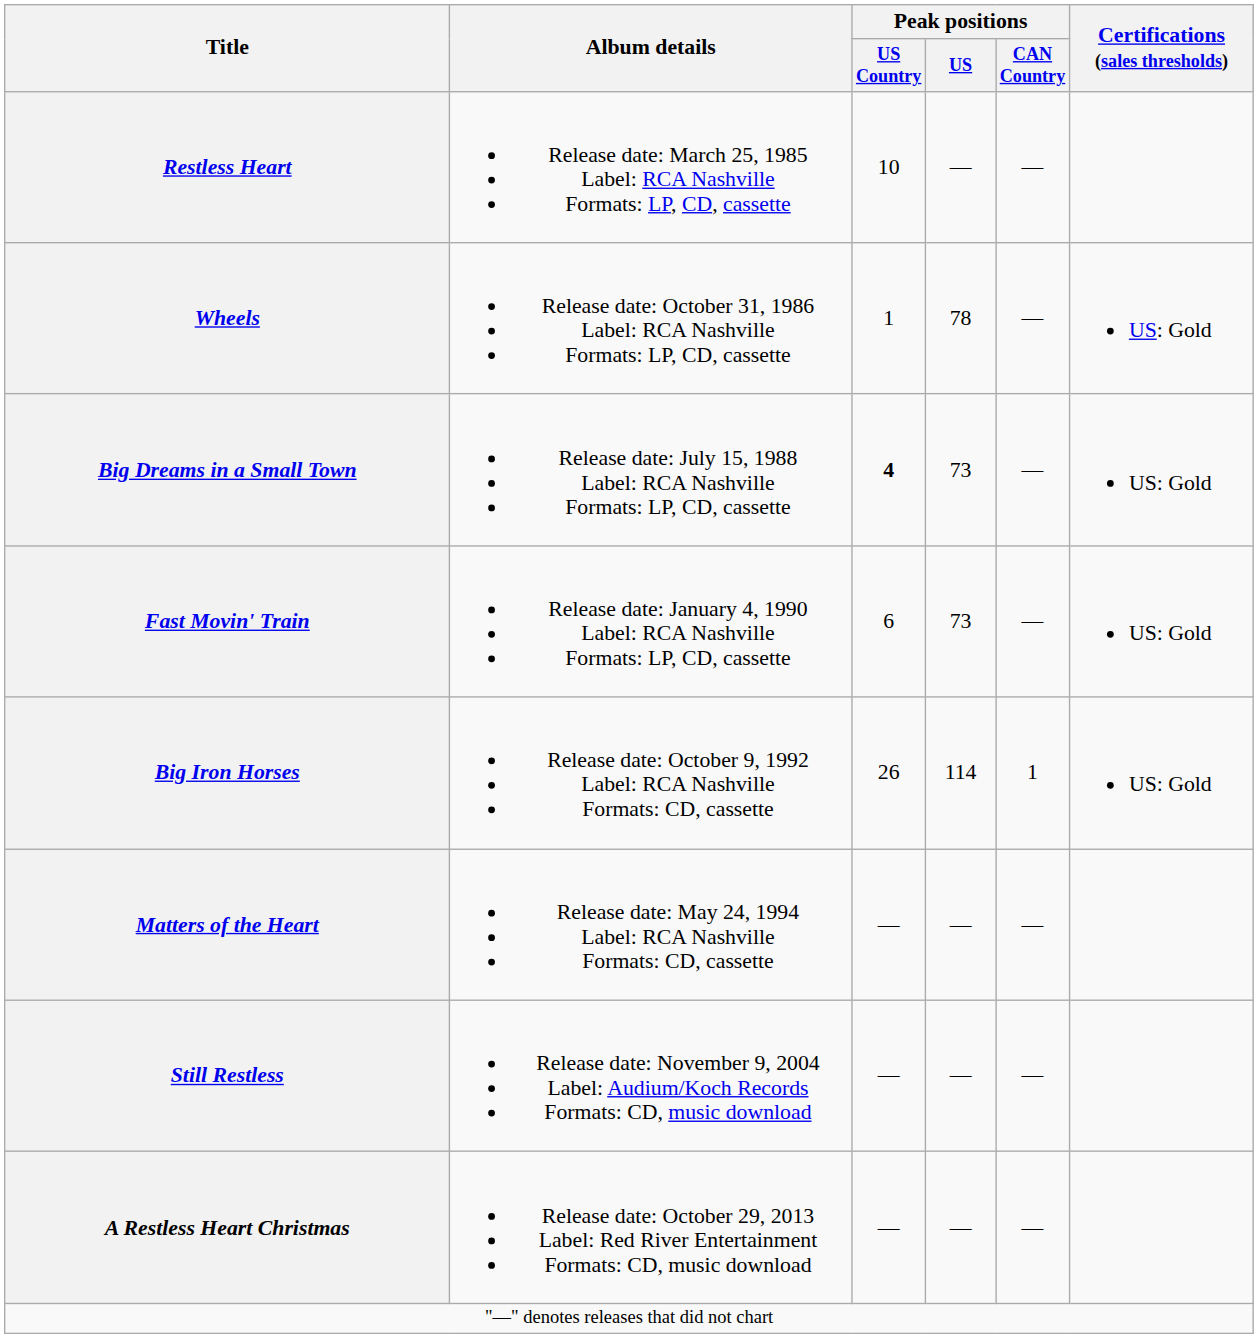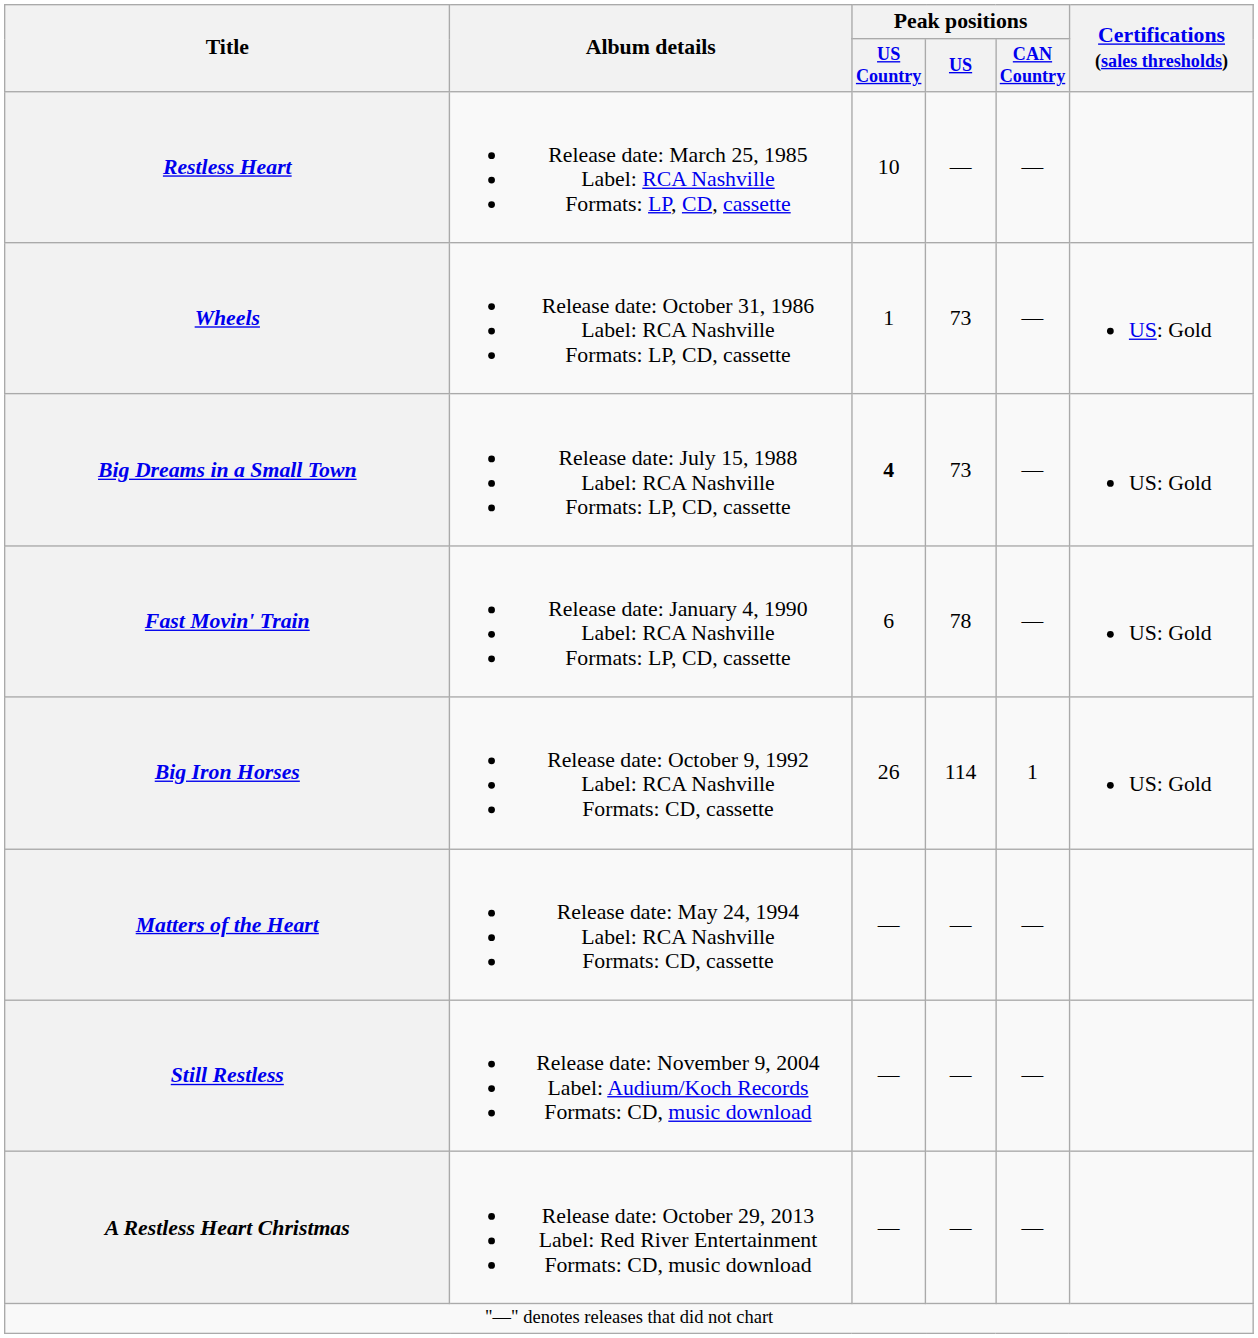(961, 318) 78 -> (961, 318) 73
(961, 621) 73 -> (961, 621) 78
